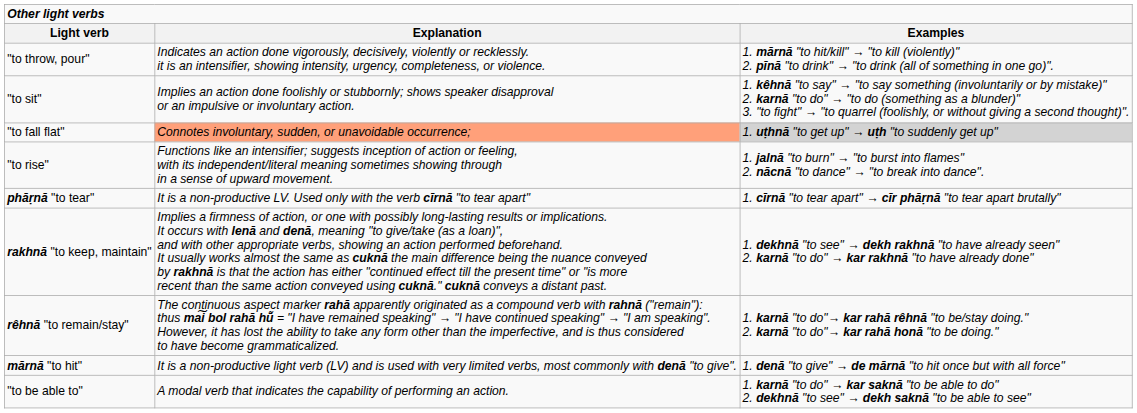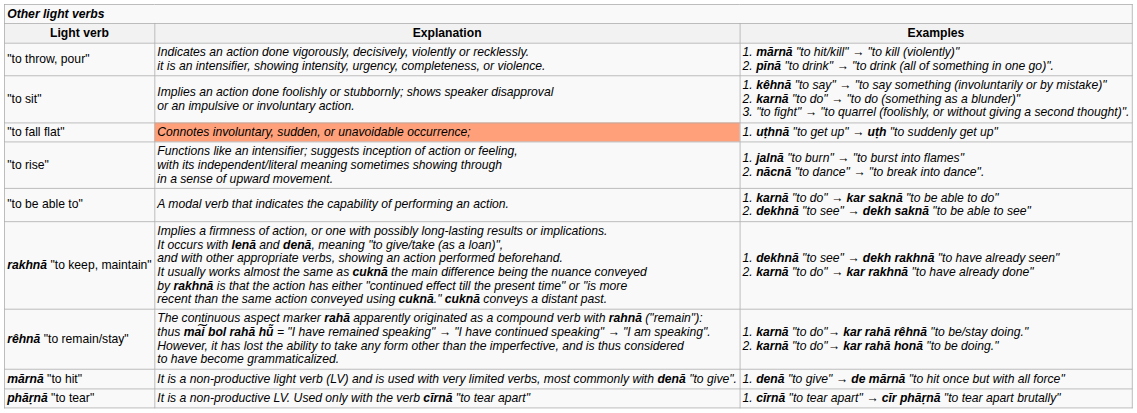(870, 132) lightgrey background -> (870, 132) no background
rows swapped: (45, 391) <-> (51, 198)
